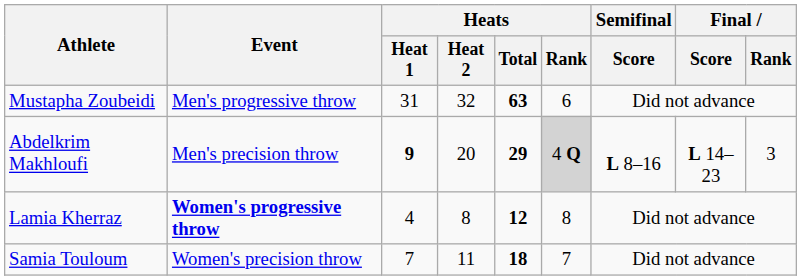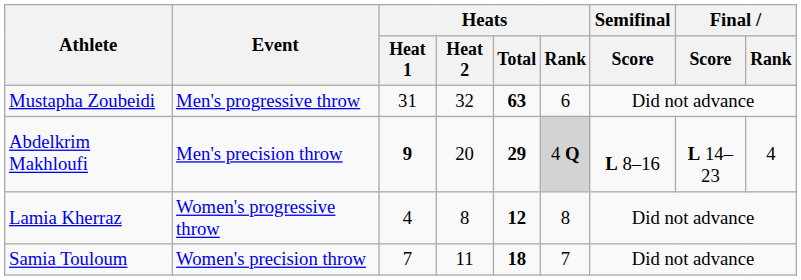(771, 154) 3 -> (771, 154) 4
(257, 218) bold -> (256, 218) normal
